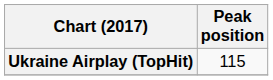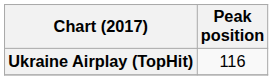(233, 61) 115 -> (233, 61) 116
